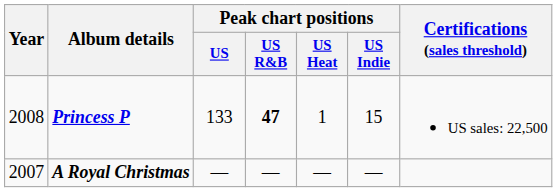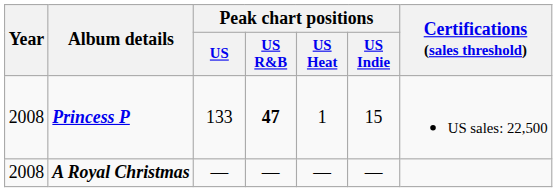(26, 172) 2007 -> (26, 172) 2008
